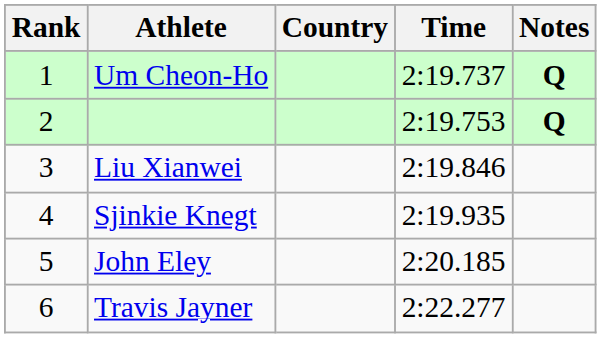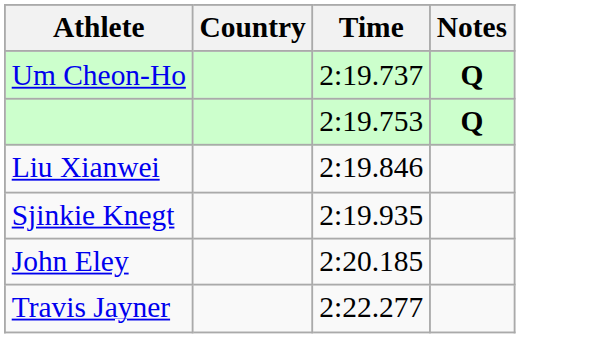- column: (46, 27)
